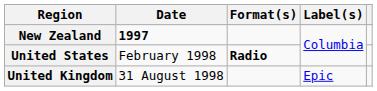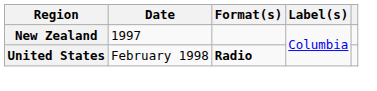(134, 35) bold -> (126, 35) normal
- row: (60, 76)
